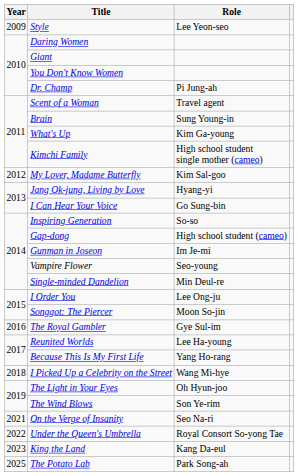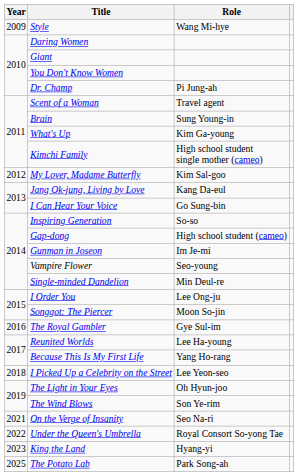(202, 27) Lee Yeon-seo -> (203, 27) Wang Mi-hye
(194, 190) Hyang-yi -> (201, 190) Kang Da-eul
(203, 373) Wang Mi-hye -> (202, 373) Lee Yeon-seo
(201, 449) Kang Da-eul -> (194, 449) Hyang-yi
